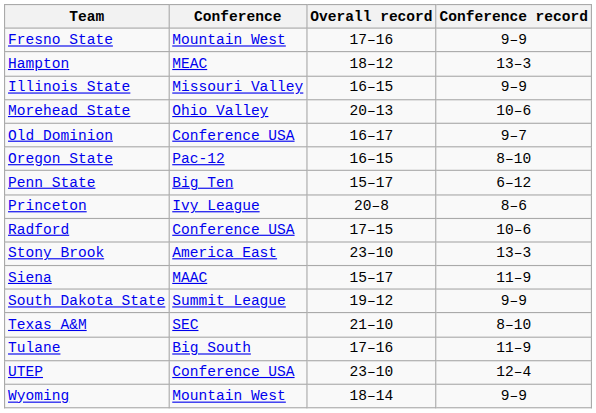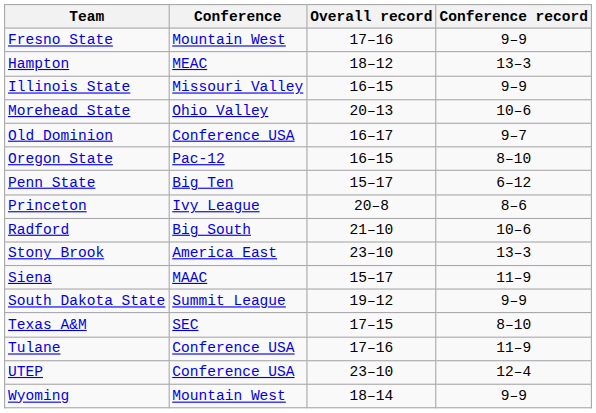(233, 230) Conference USA -> (212, 230) Big South
(371, 230) 17–15 -> (371, 230) 21–10
(371, 325) 21–10 -> (371, 325) 17–15
(212, 349) Big South -> (233, 349) Conference USA
